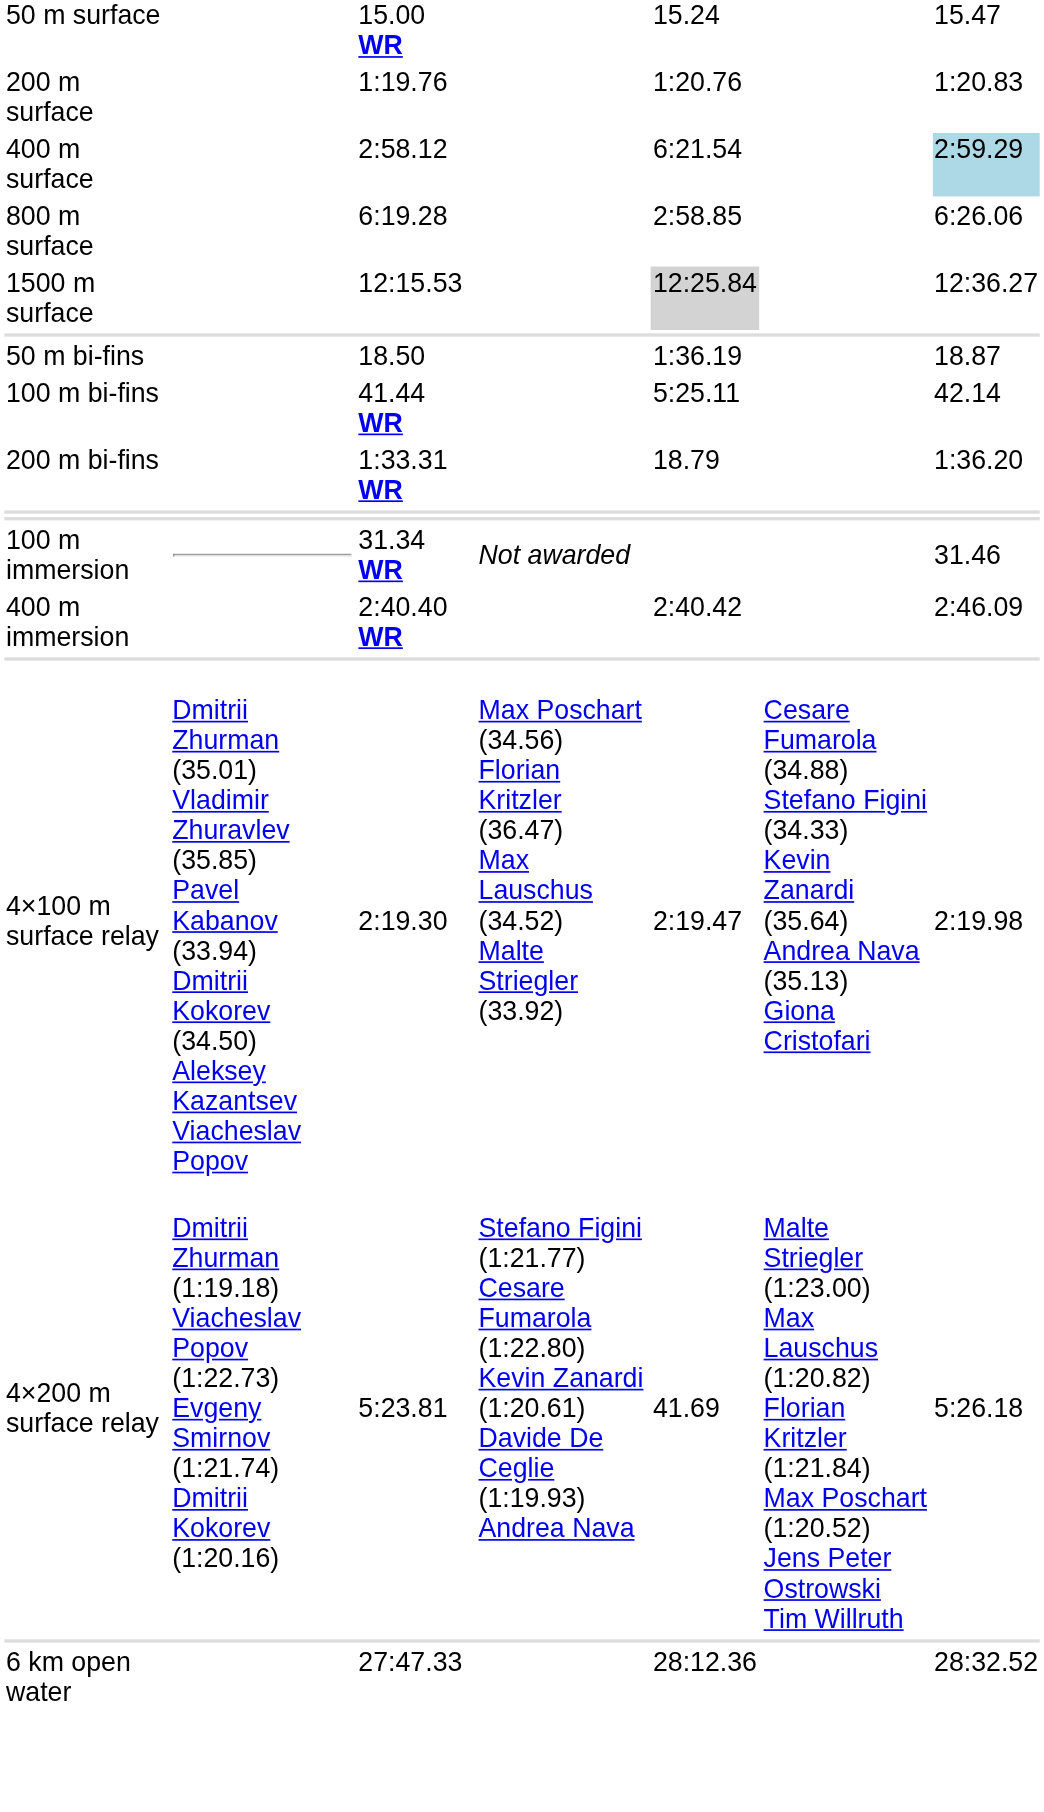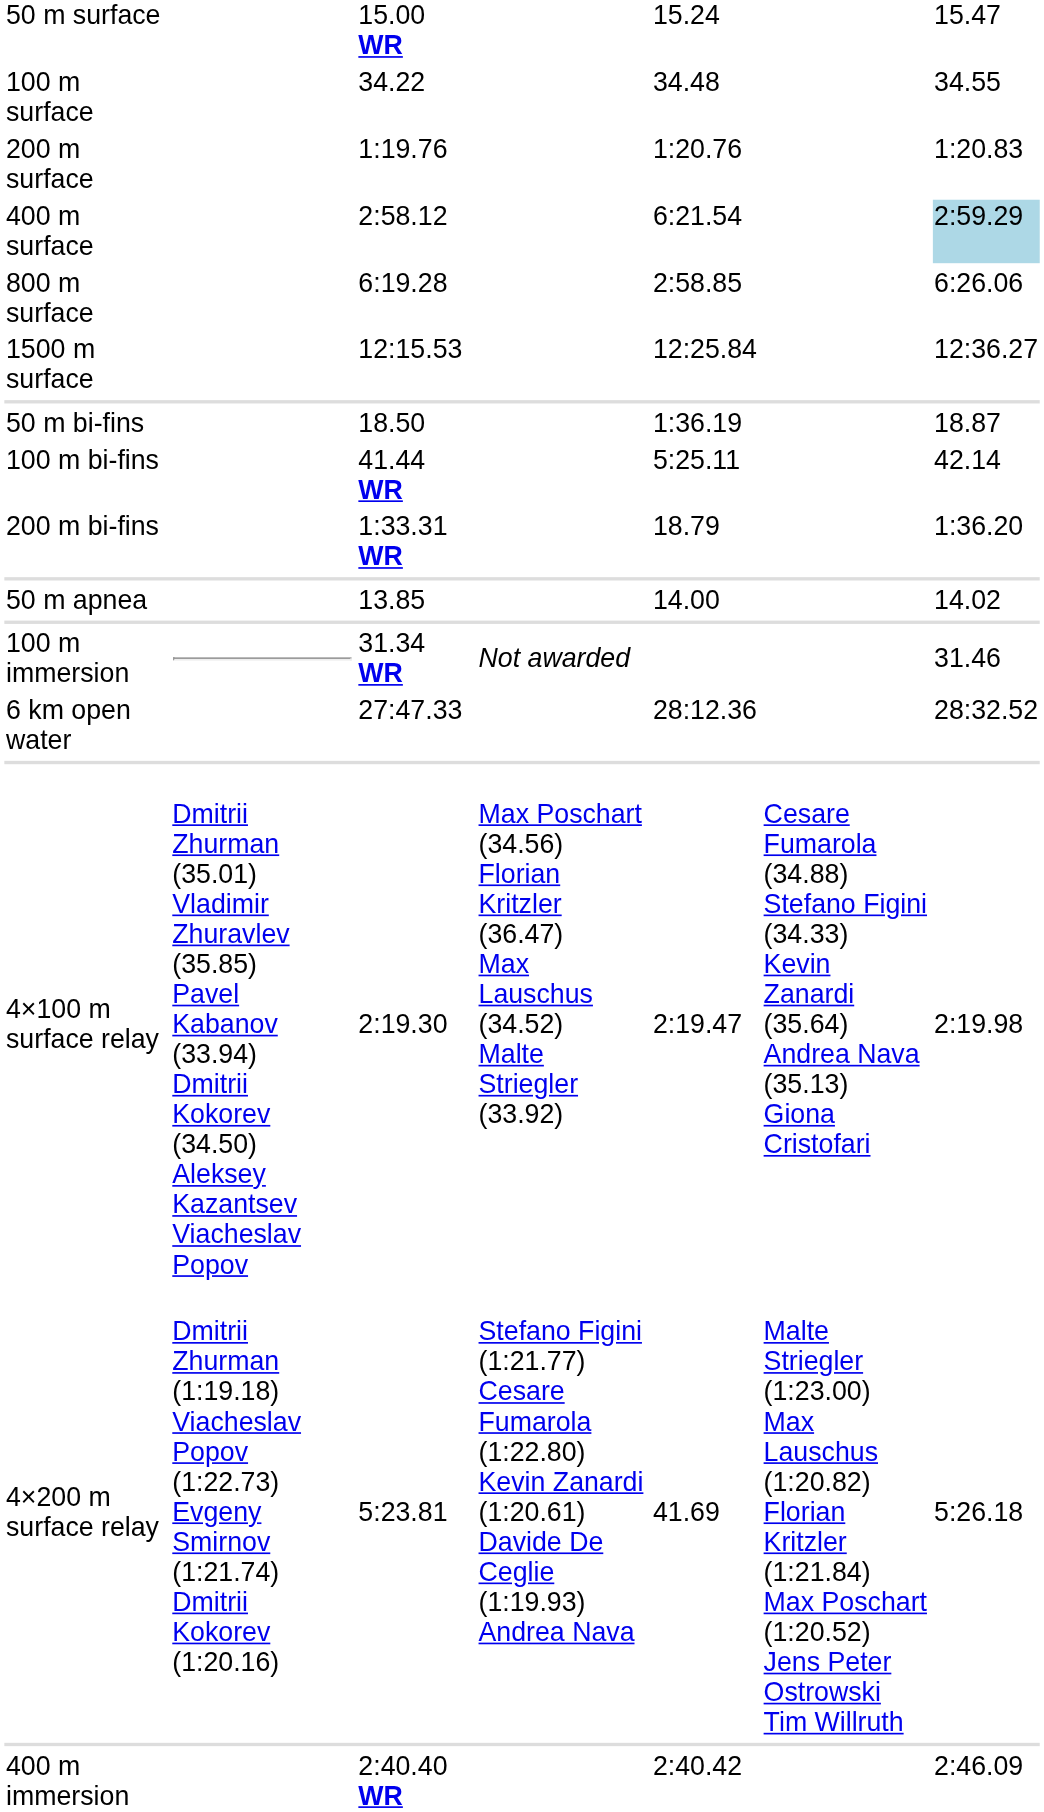+ row: (50, 97)
(705, 282) lightgrey background -> (705, 349) no background
+ row: (77, 600)
rows swapped: (68, 621) <-> (68, 1677)
